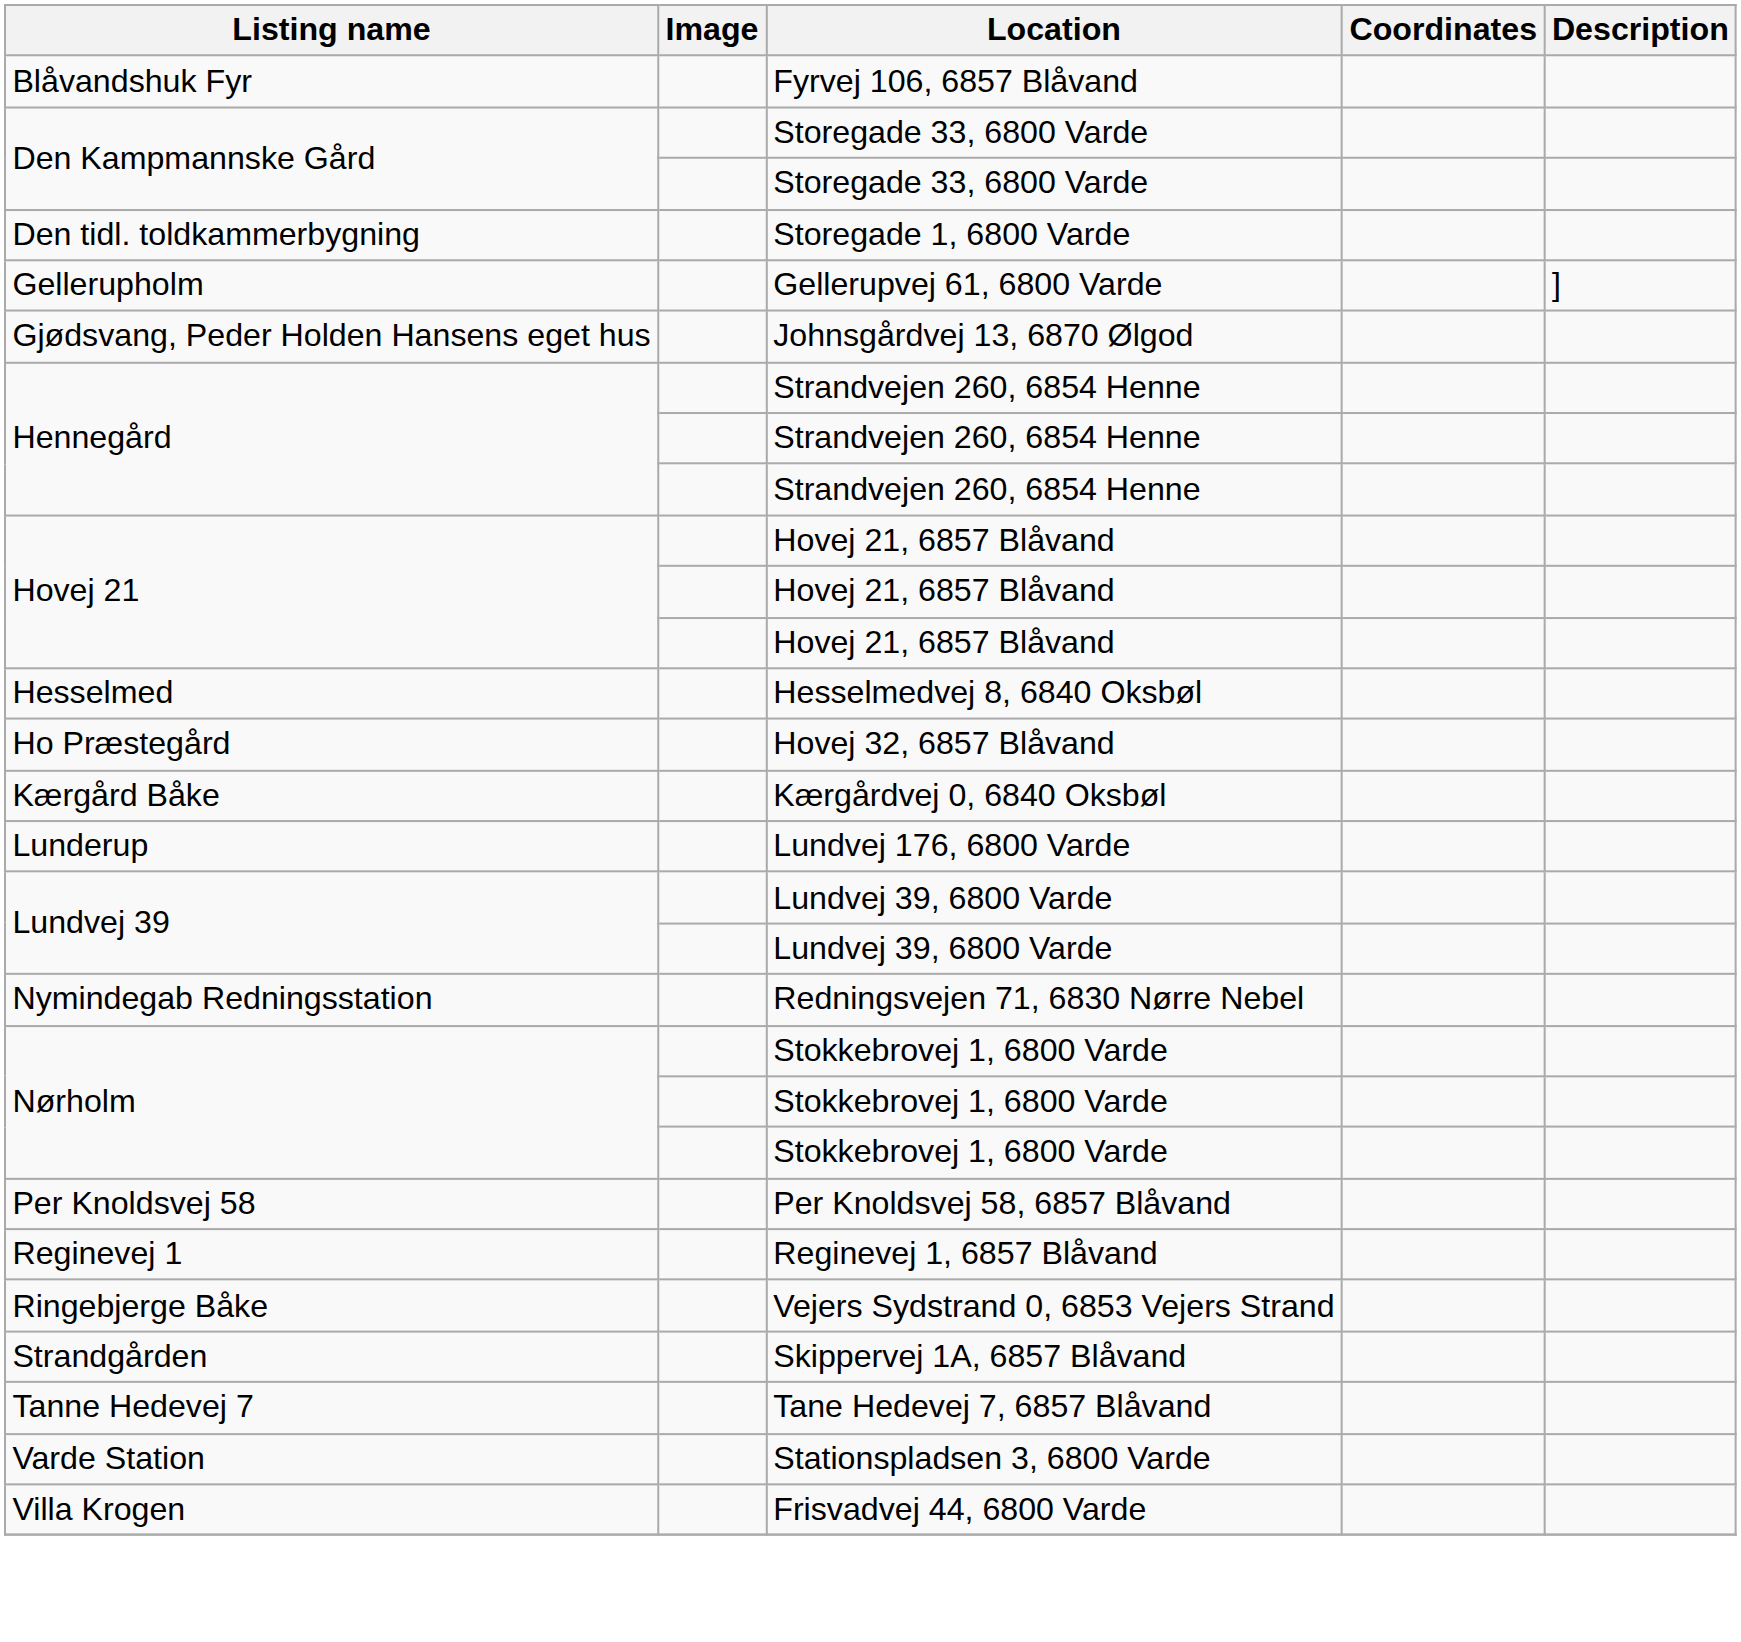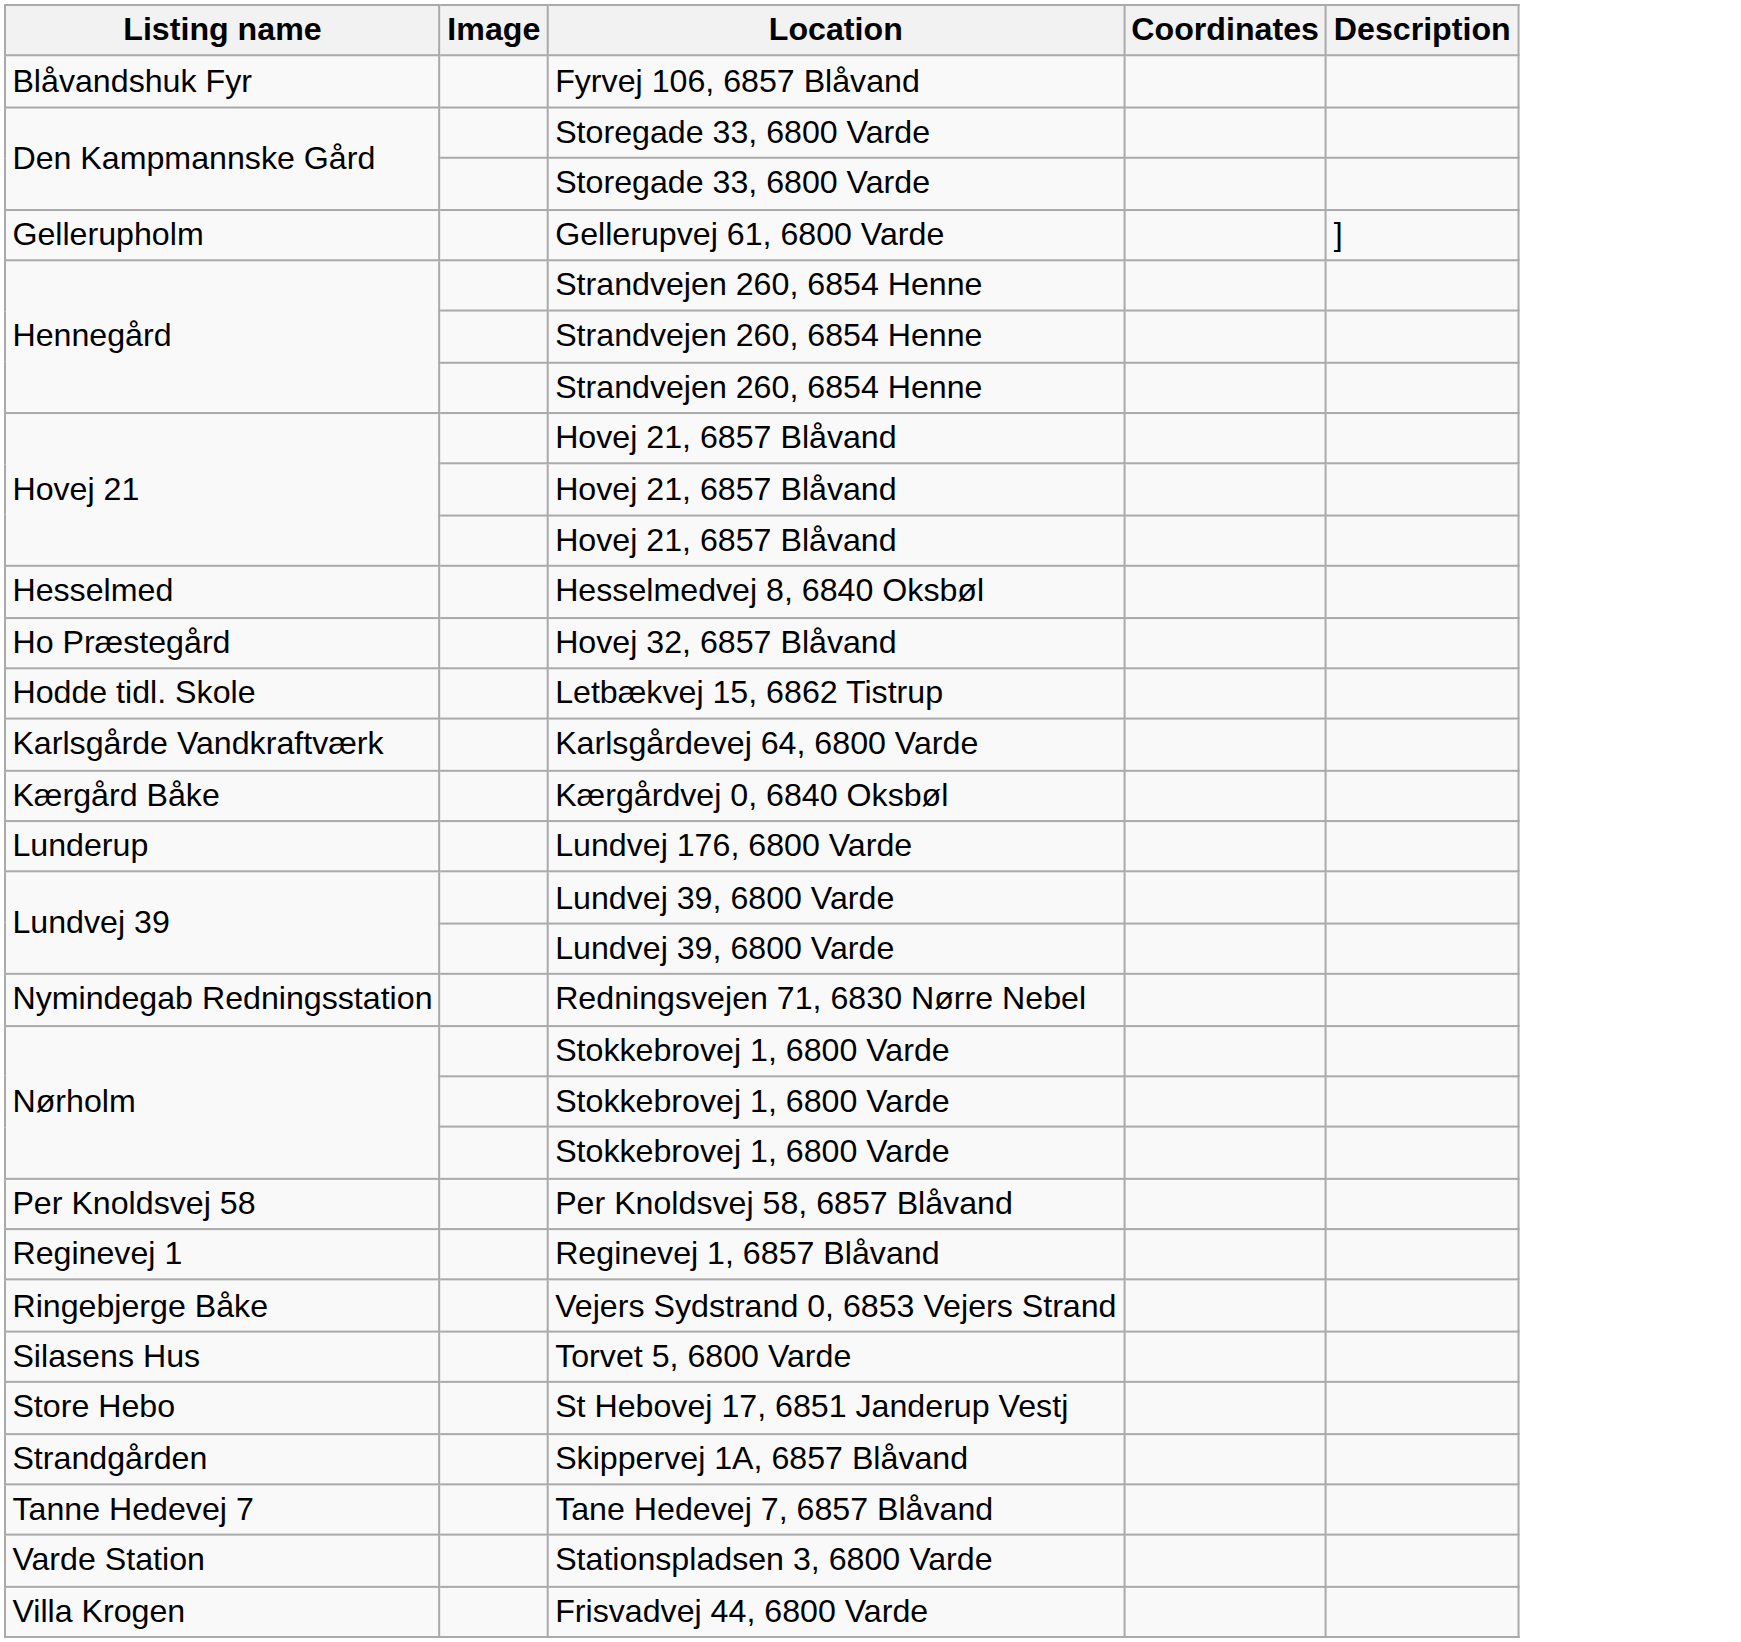- row: (216, 234)
- row: (332, 336)
+ row: (134, 693)
+ row: (198, 744)
+ row: (106, 1356)
+ row: (94, 1407)
